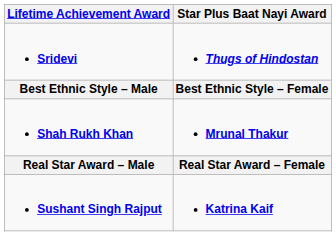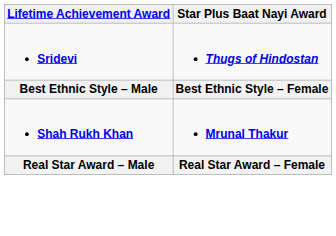- row: (89, 210)
